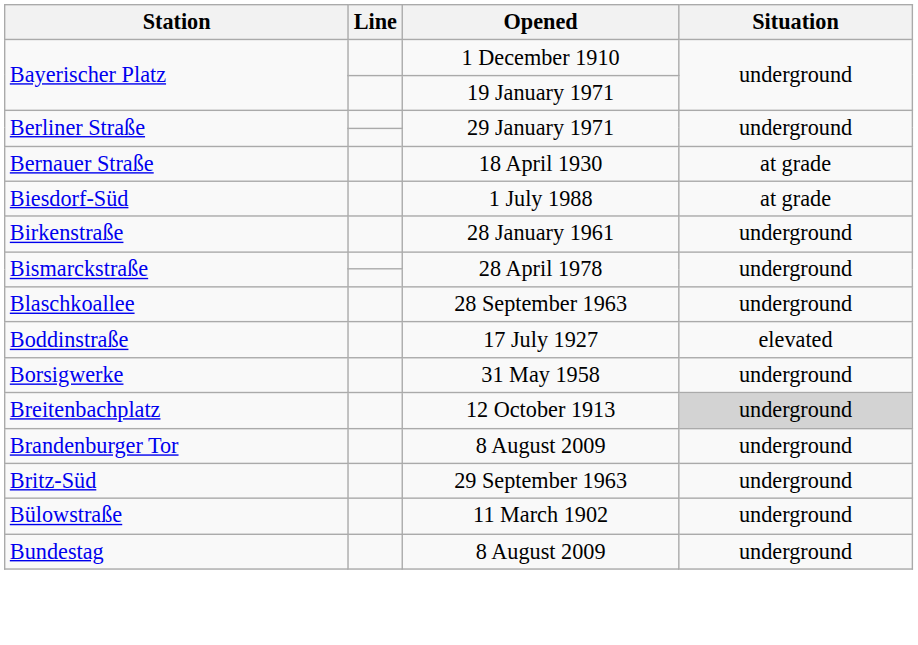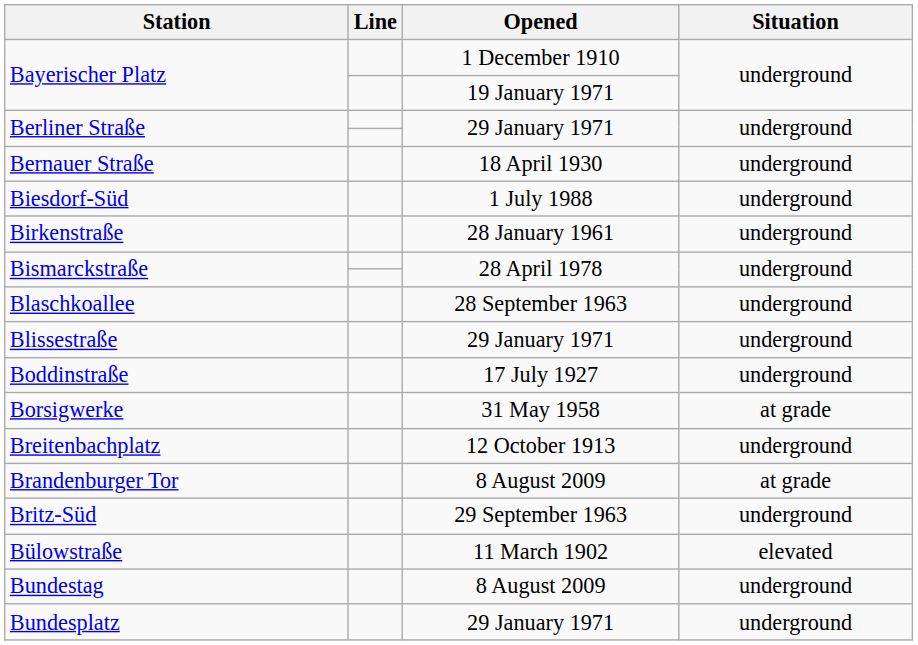(796, 163) at grade -> (796, 163) underground
(796, 198) at grade -> (796, 198) underground
+ row: (64, 339)
(796, 339) elevated -> (796, 374) underground
(796, 374) underground -> (796, 410) at grade
(796, 410) lightgrey background -> (796, 445) no background
(796, 445) underground -> (796, 480) at grade
(796, 515) underground -> (796, 551) elevated
+ row: (65, 621)
